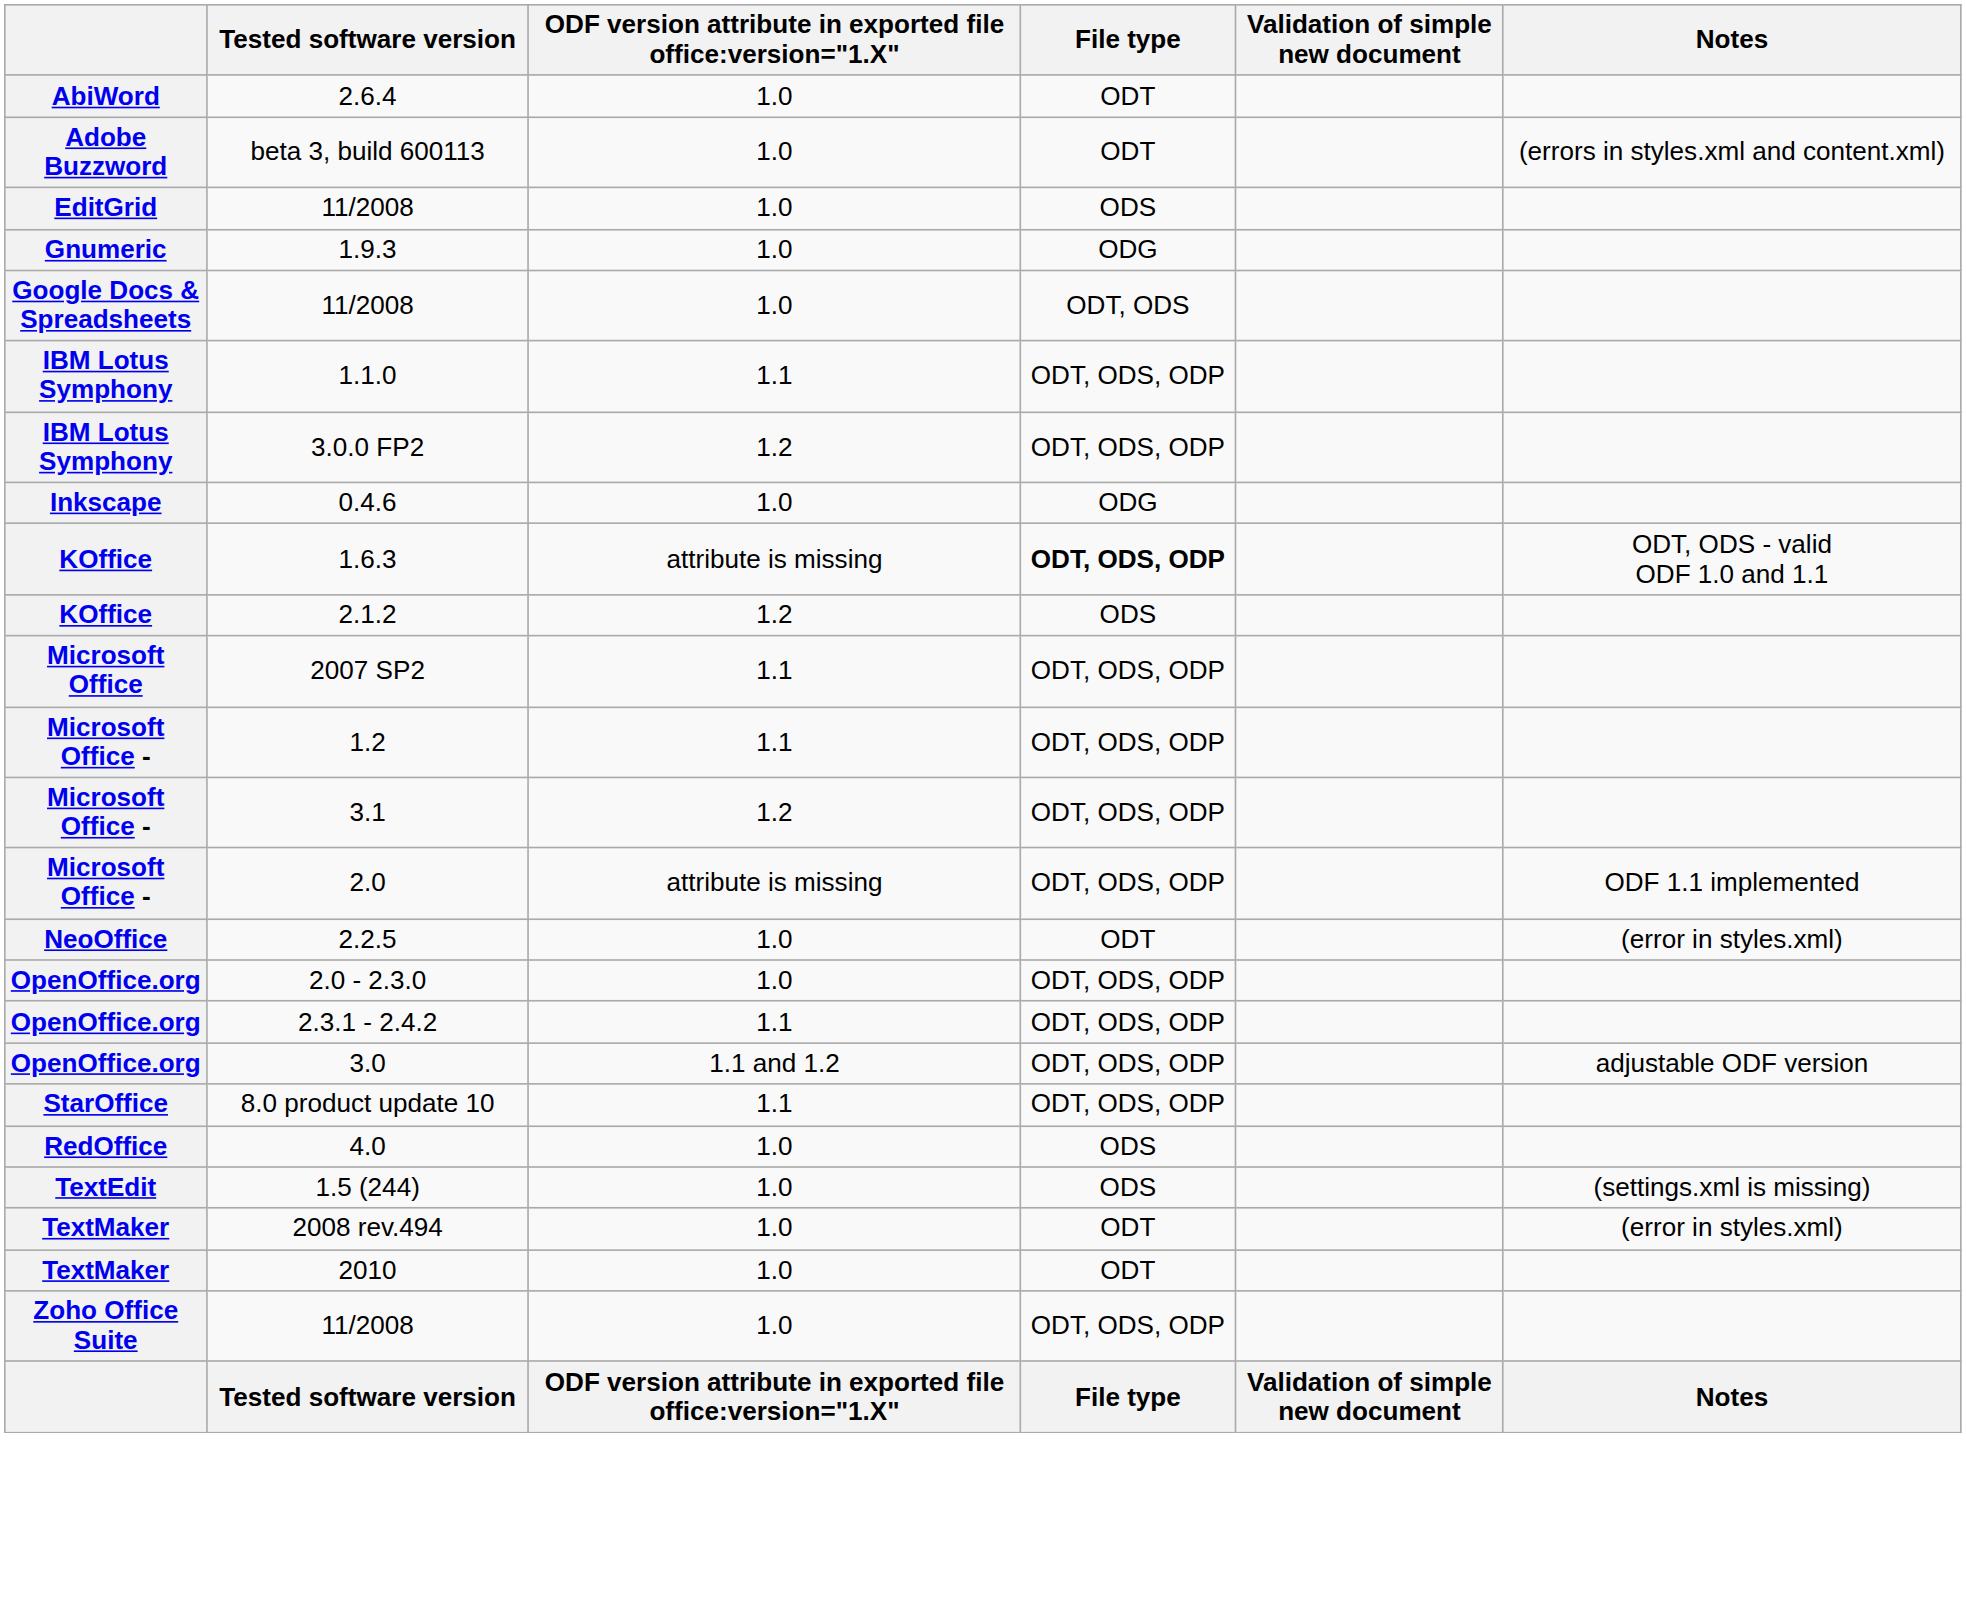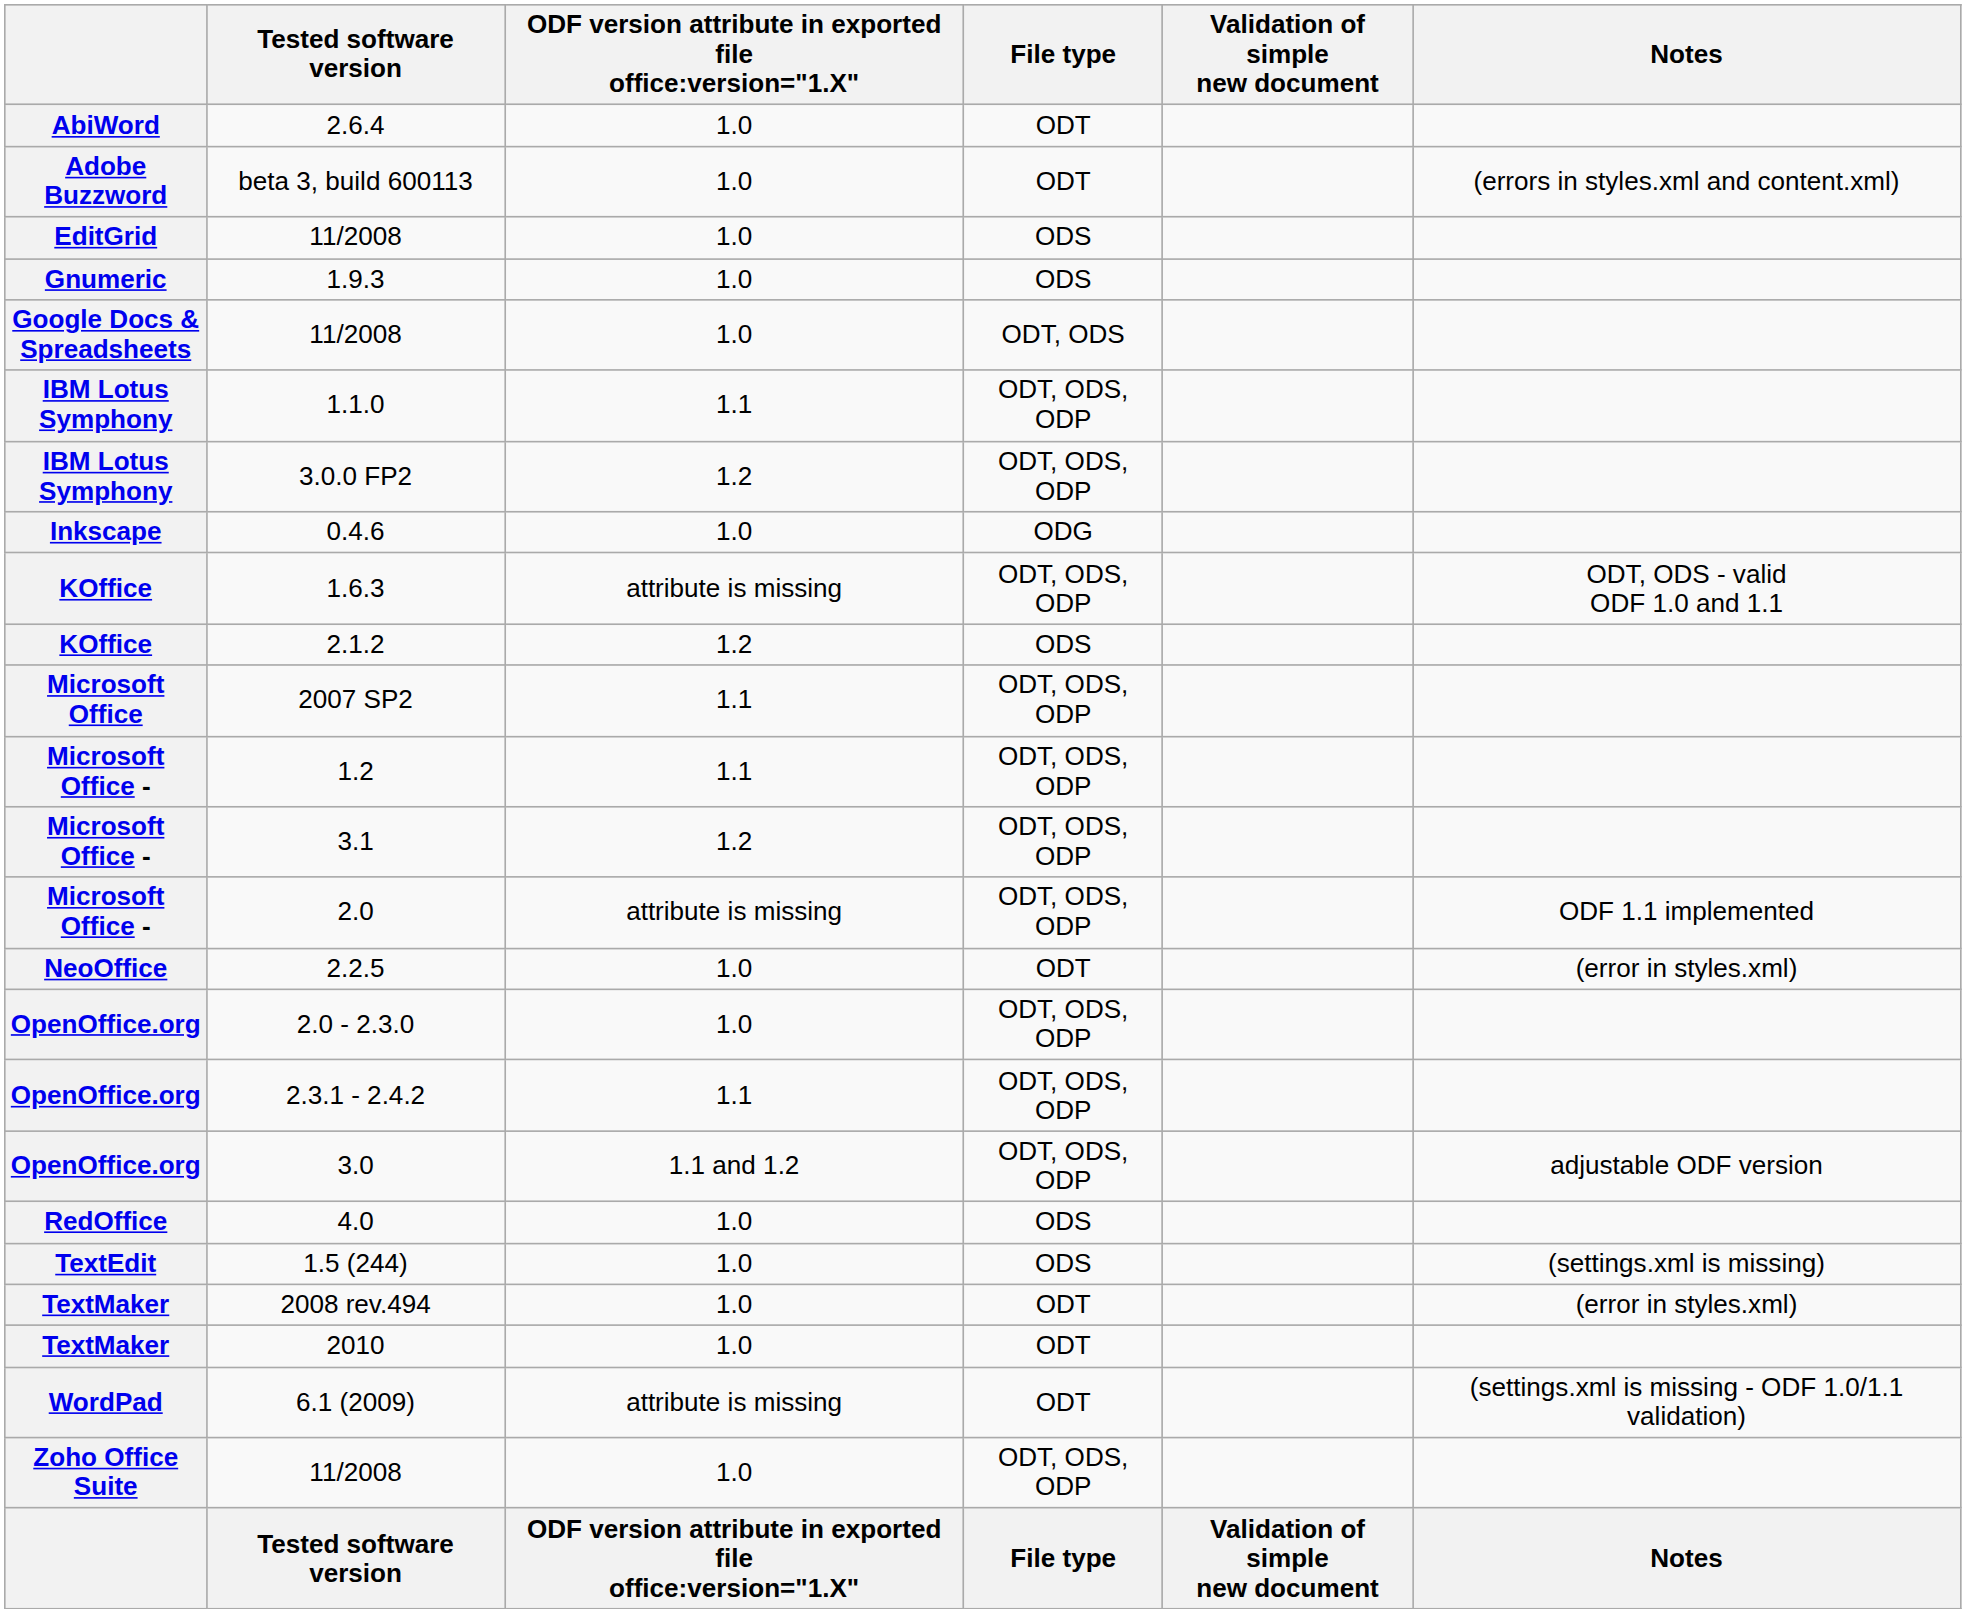(1128, 249) ODG -> (1063, 278) ODS
(1128, 558) bold -> (1063, 588) normal
- row: (106, 1104)
+ row: (106, 1401)
